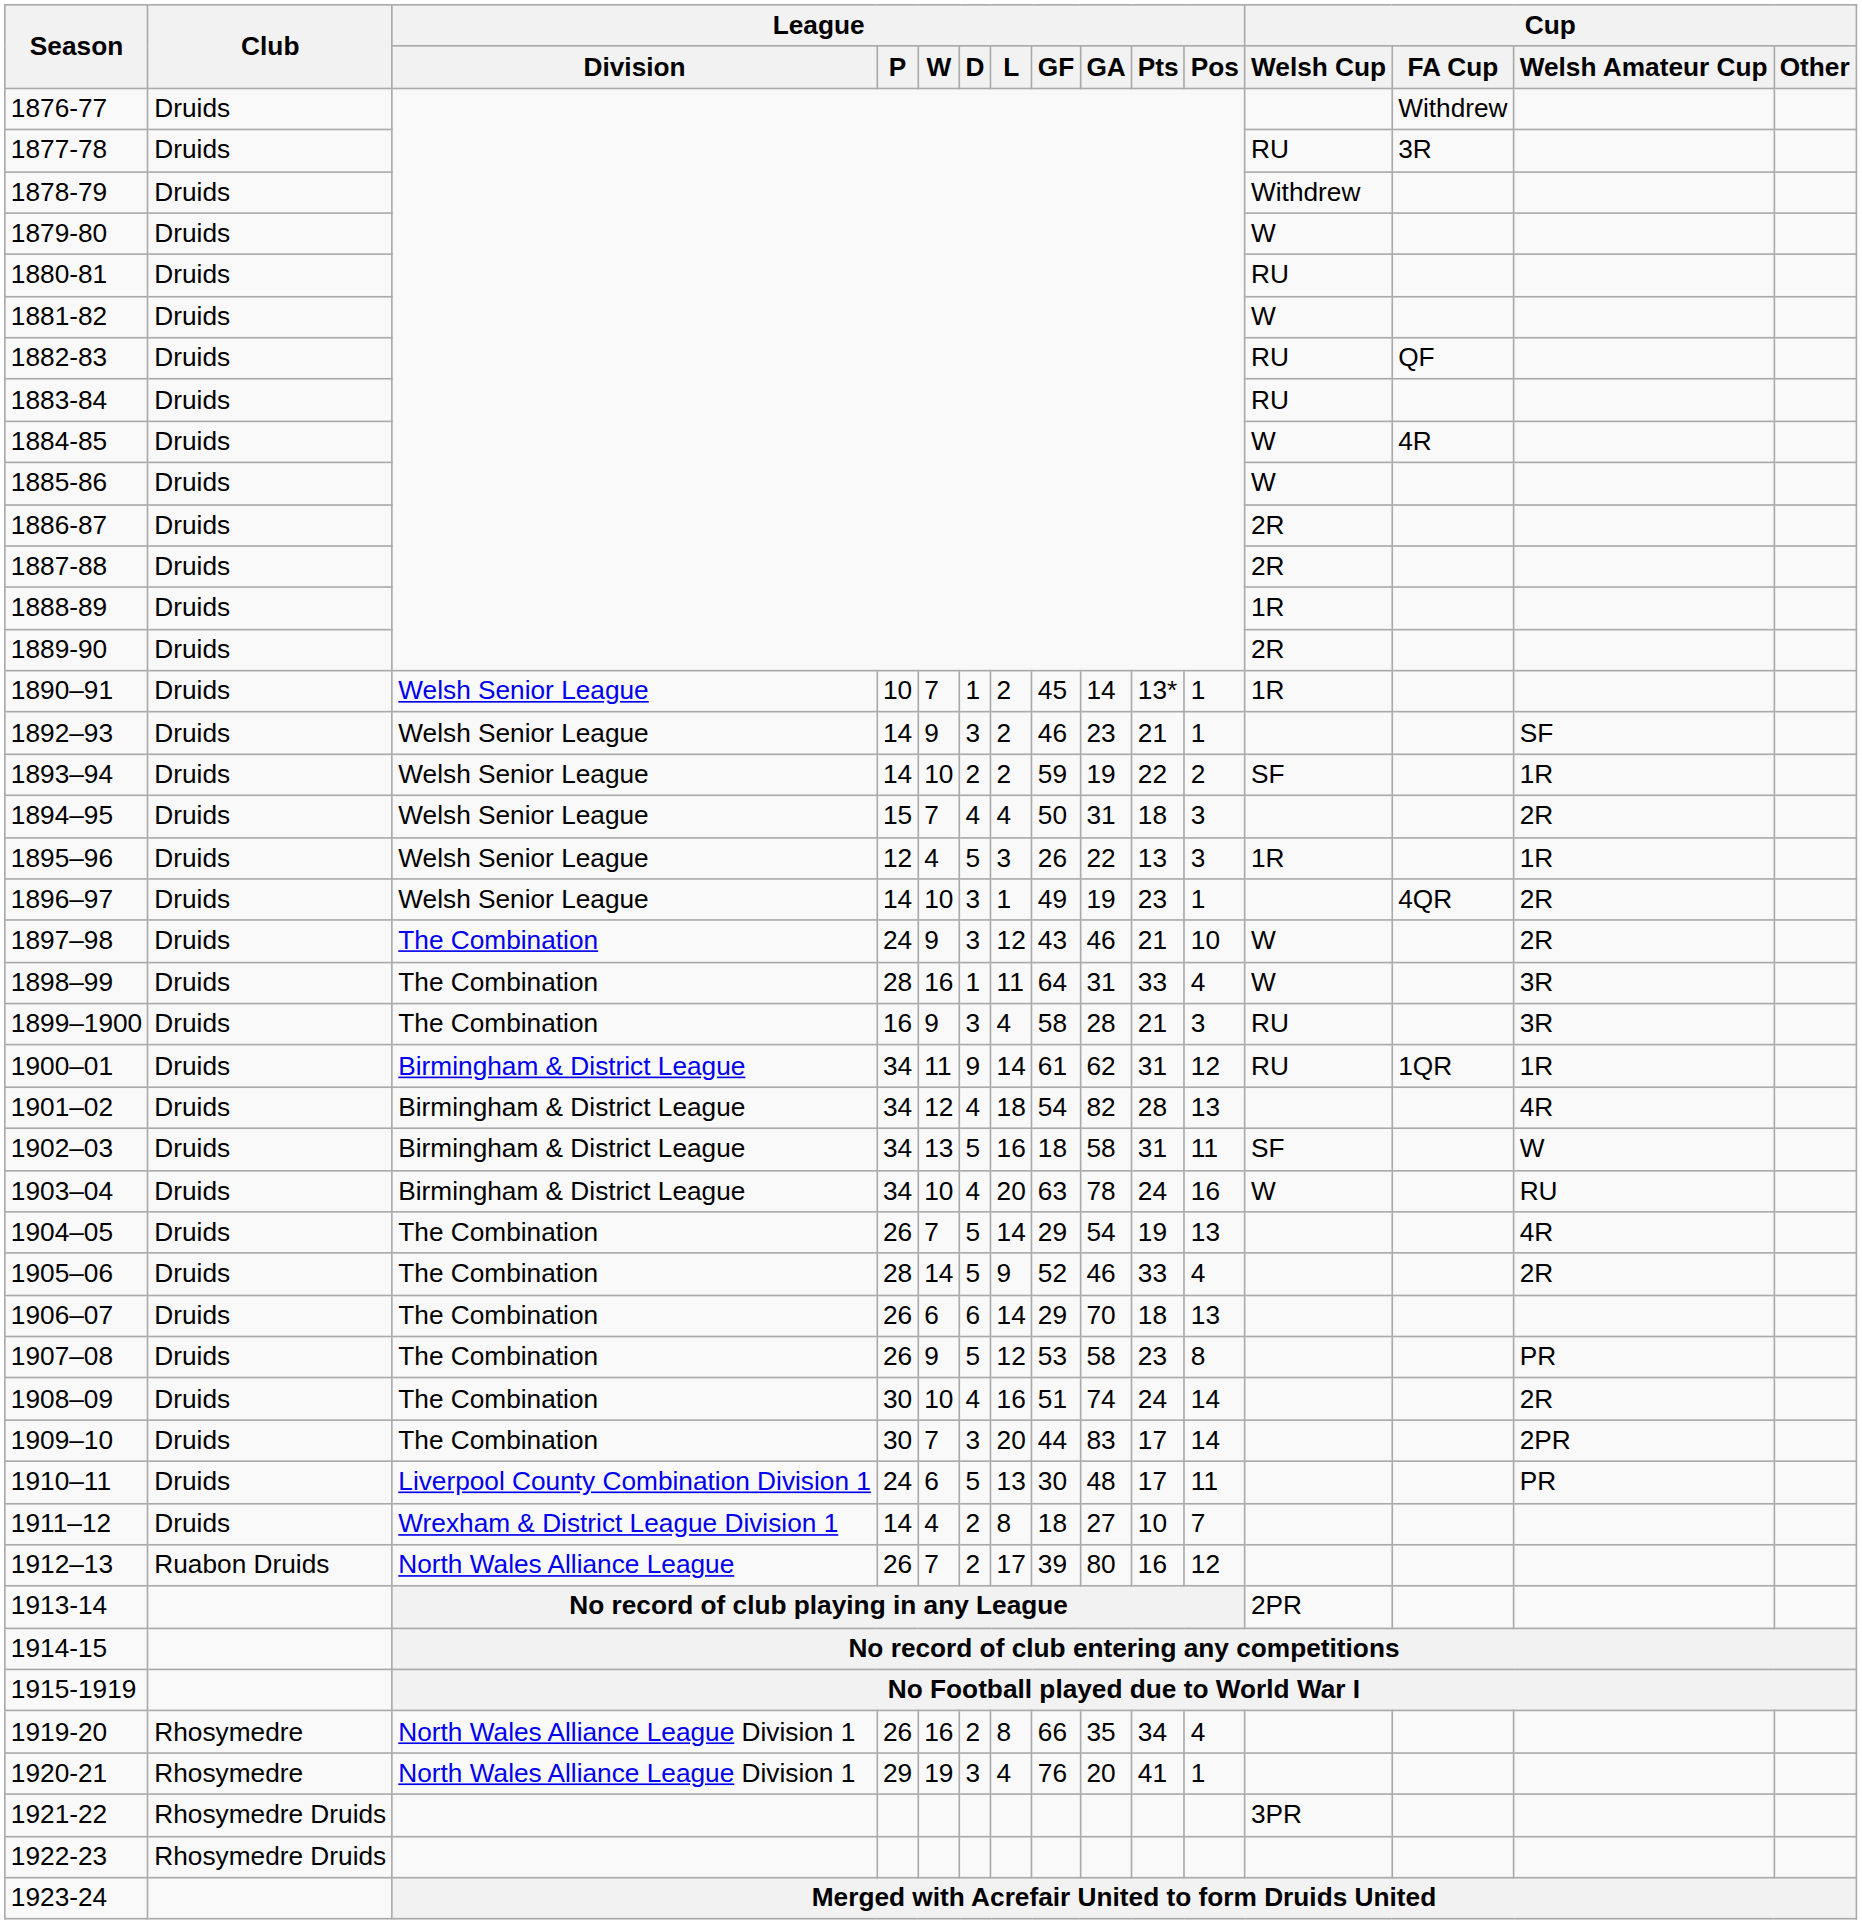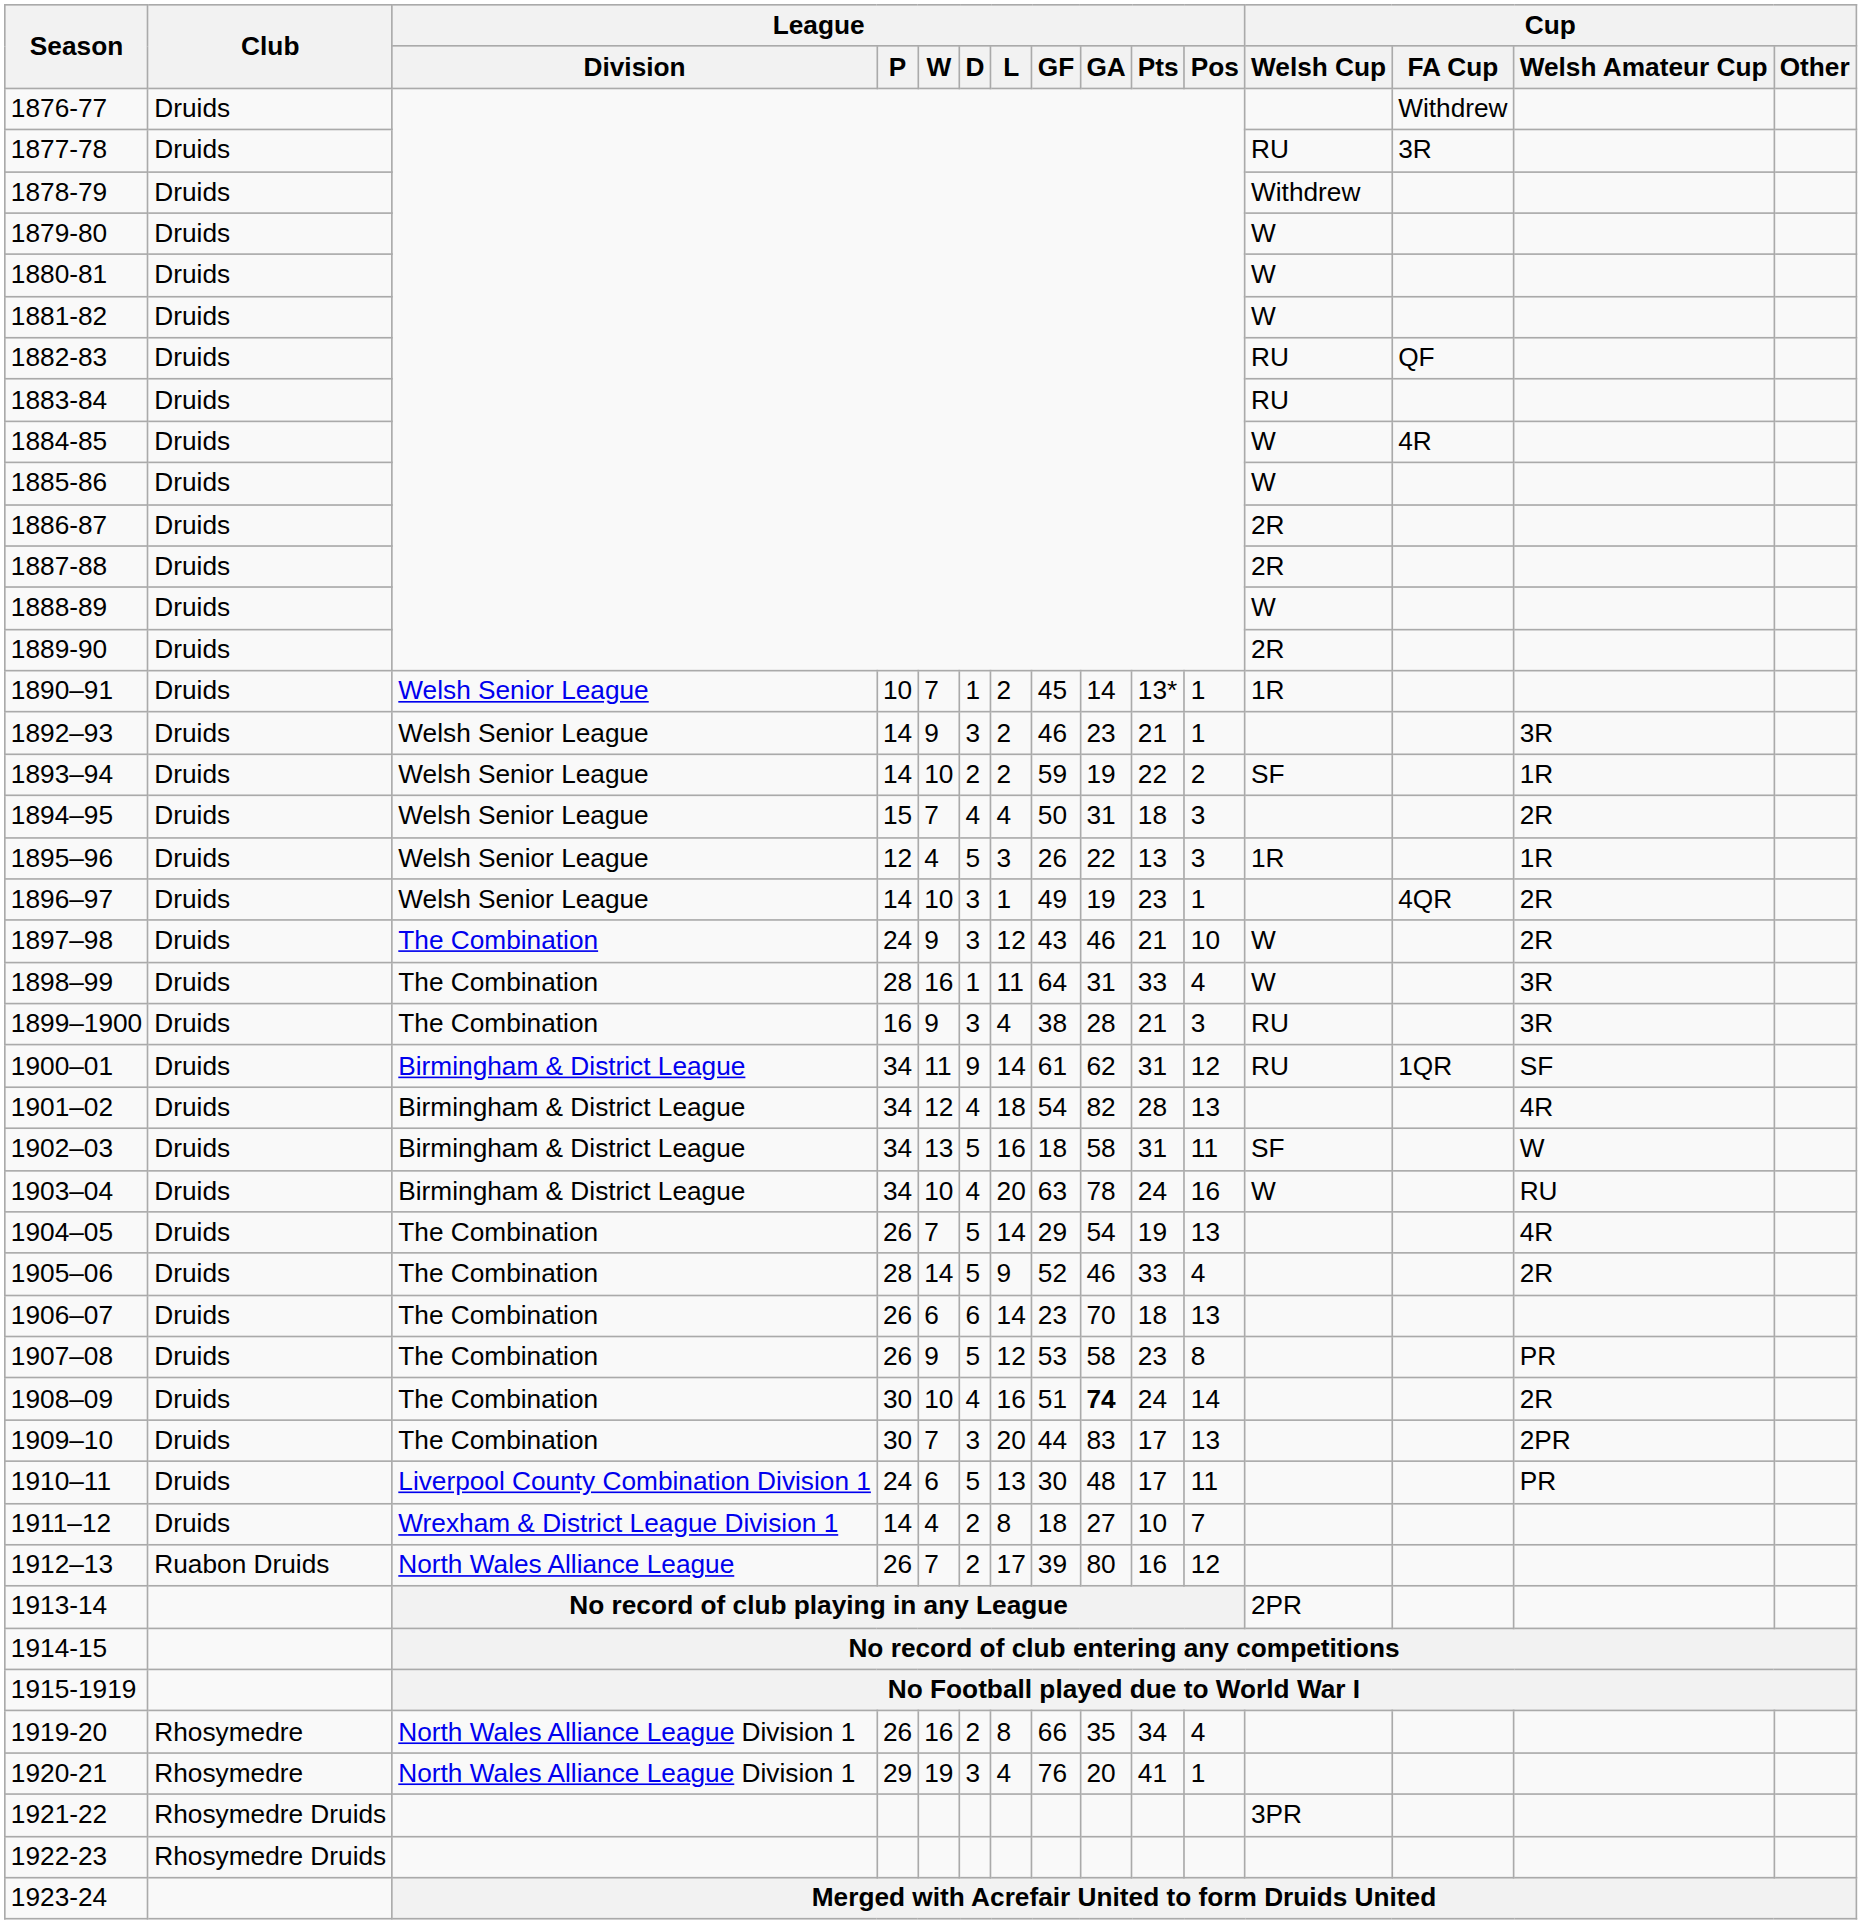(1270, 274) RU -> (1263, 274) W
(1268, 607) 1R -> (1263, 607) W
(1536, 732) SF -> (1536, 732) 3R
(1052, 1024) 58 -> (1052, 1024) 38
(1536, 1065) 1R -> (1536, 1065) SF
(1052, 1315) 29 -> (1052, 1315) 23
(1101, 1398) normal -> (1101, 1398) bold
(1205, 1440) 14 -> (1205, 1440) 13
